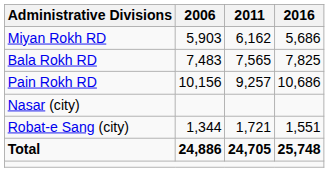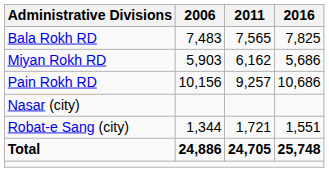rows swapped: (52, 60) <-> (57, 37)
